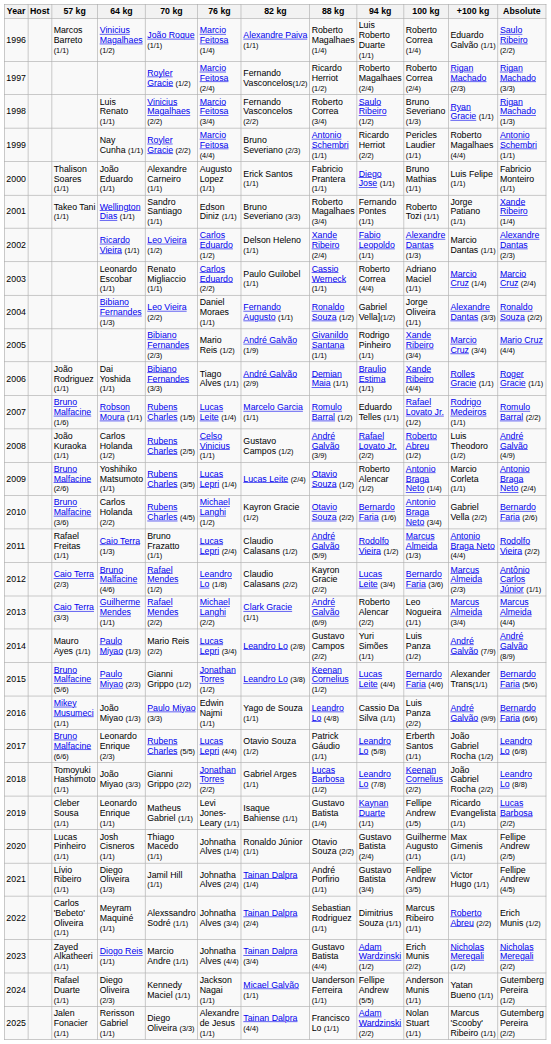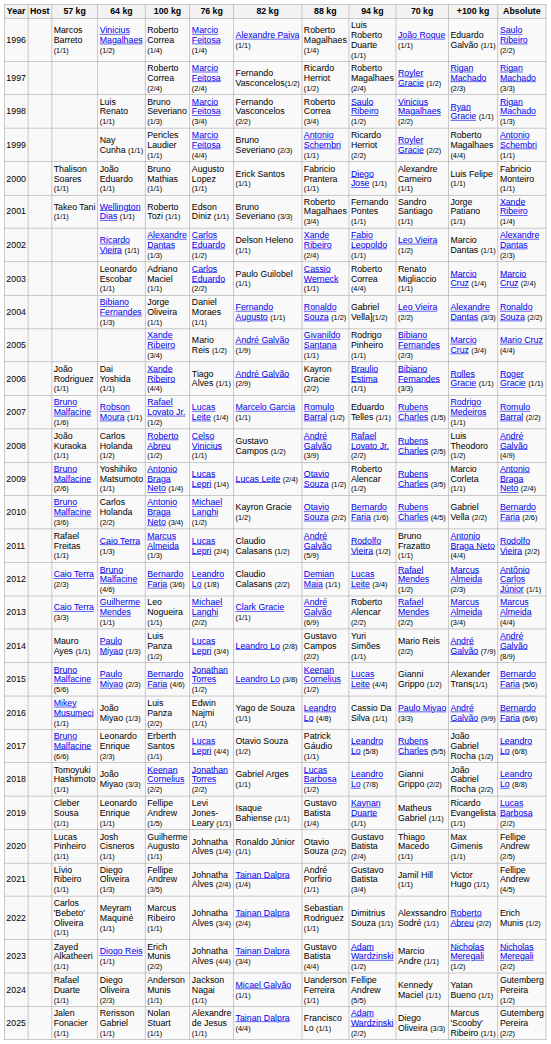columns swapped: (171, 12) <-> (426, 12)
(330, 379) Demian Maia (1/1) -> (318, 379) Kayron Gracie (2/2)
(326, 579) Kayron Gracie (2/2) -> (322, 579) Demian Maia (1/1)
